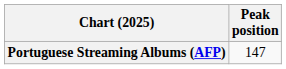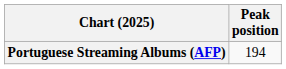(255, 52) 147 -> (255, 52) 194
